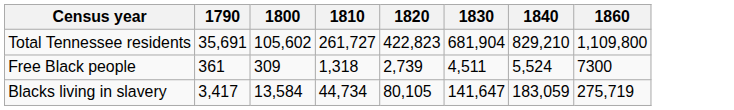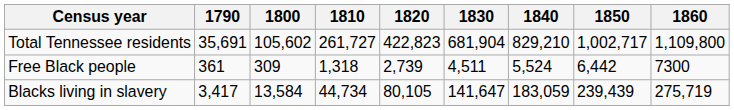+ column: (612, 17)
